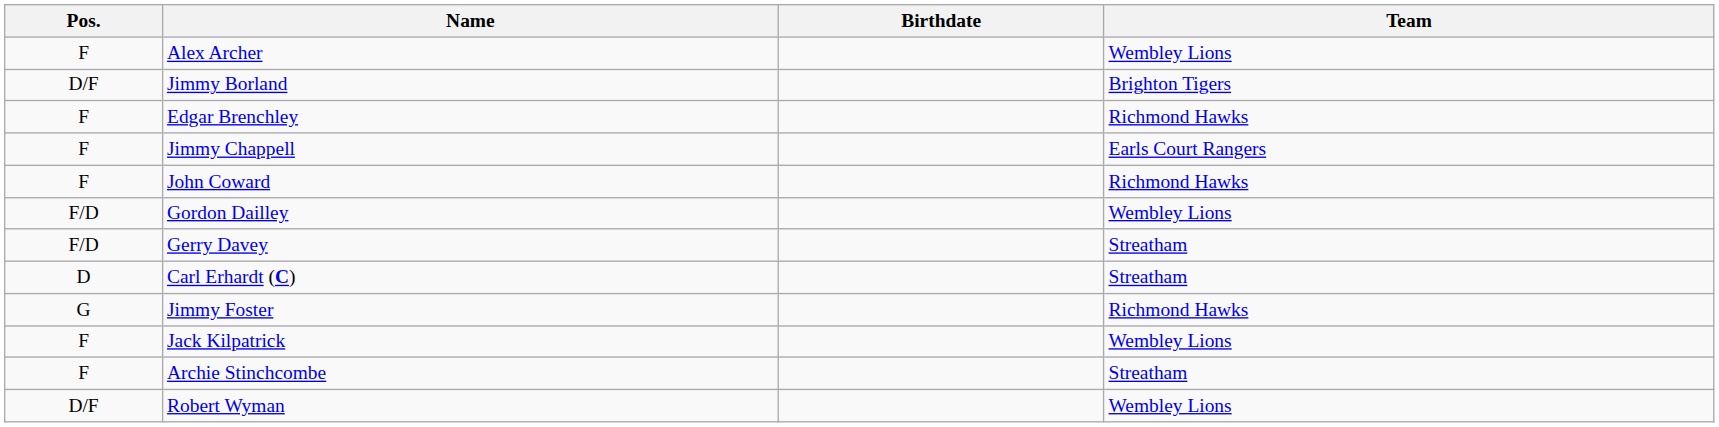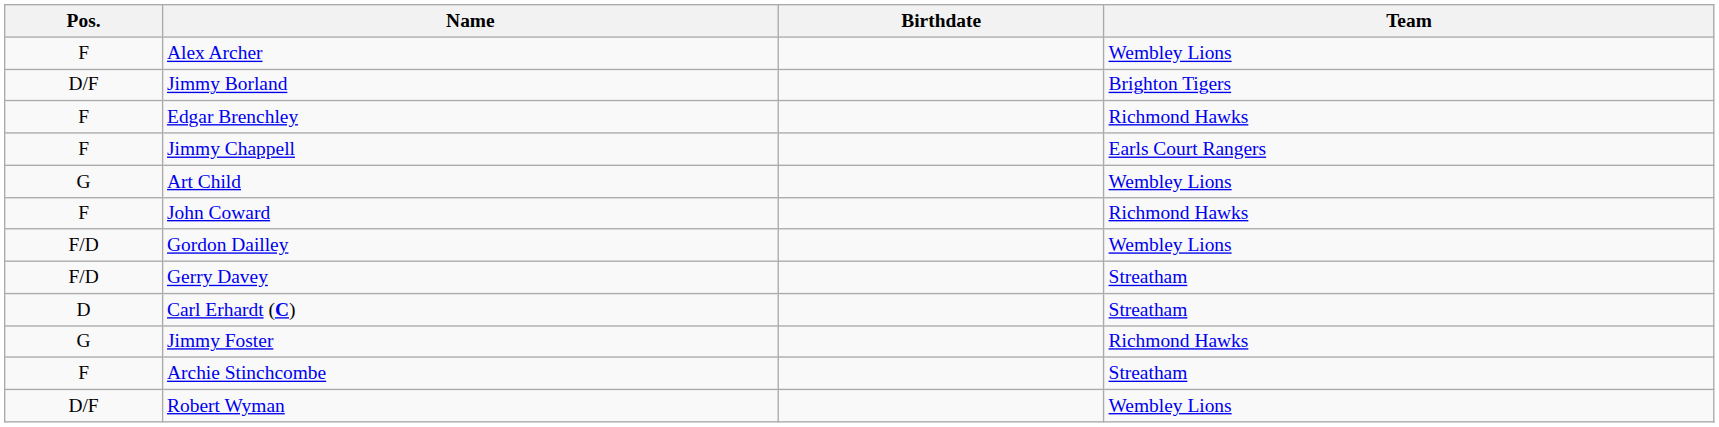+ row: (204, 181)
- row: (226, 341)
